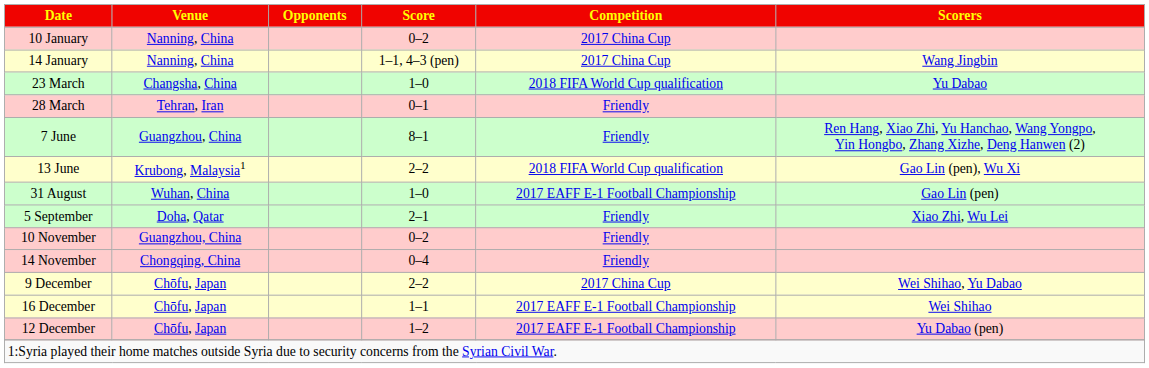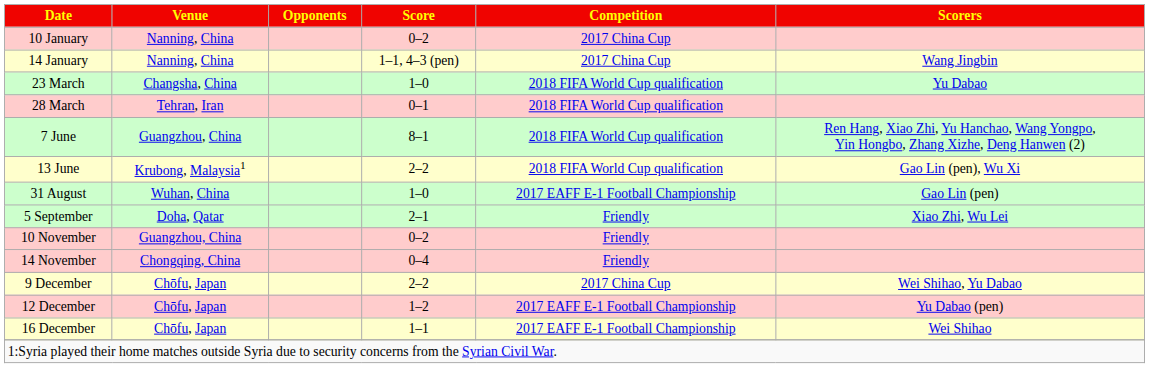(626, 106) Friendly -> (626, 106) 2018 FIFA World Cup qualification
(626, 137) Friendly -> (626, 137) 2018 FIFA World Cup qualification
rows swapped: (58, 329) <-> (58, 306)
